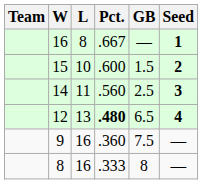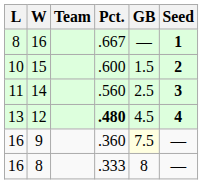columns swapped: (27, 16) <-> (83, 16)
(144, 116) 6.5 -> (144, 116) 4.5
(144, 141) no background -> (144, 141) lightyellow background
